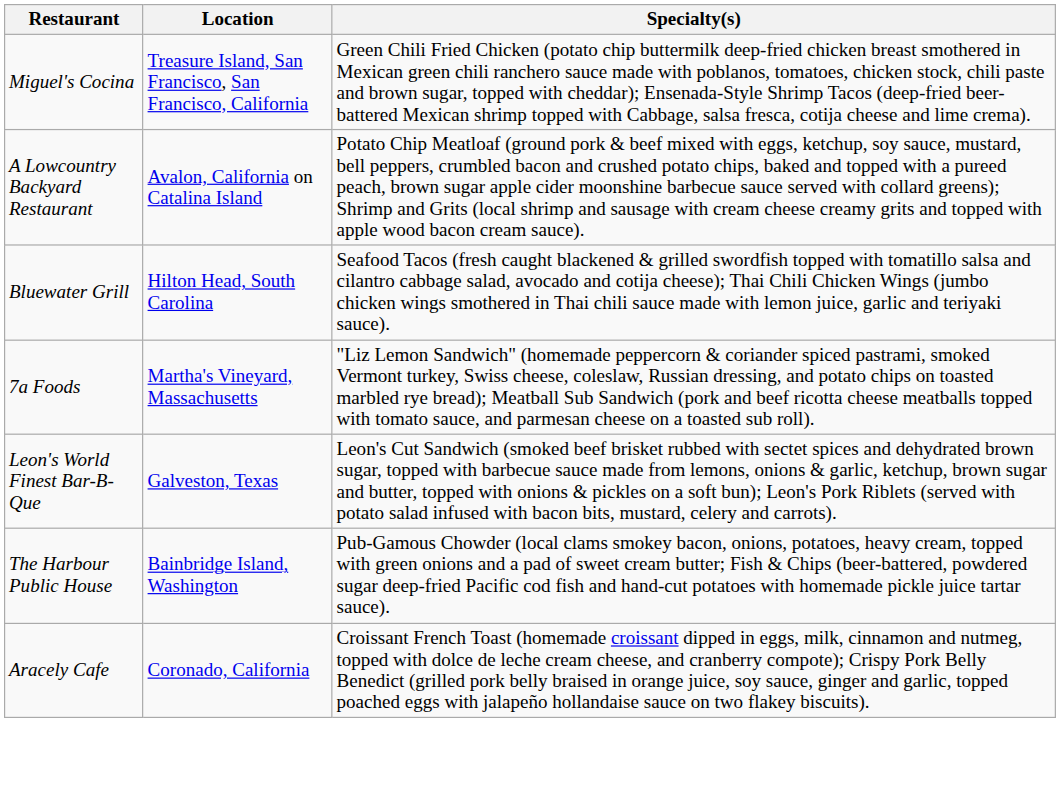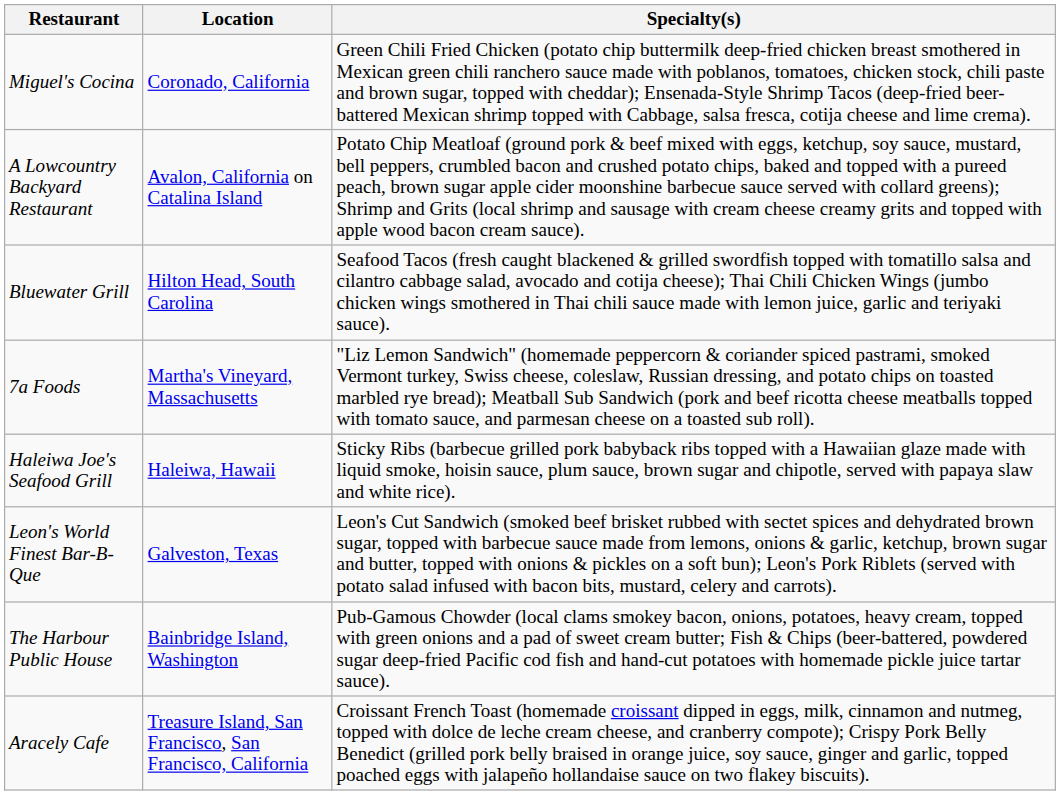(228, 81) Treasure Island, San Francisco, San Francisco, California -> (228, 81) Coronado, California
+ row: (63, 470)
(228, 670) Coronado, California -> (228, 743) Treasure Island, San Francisco, San Francisco, California
